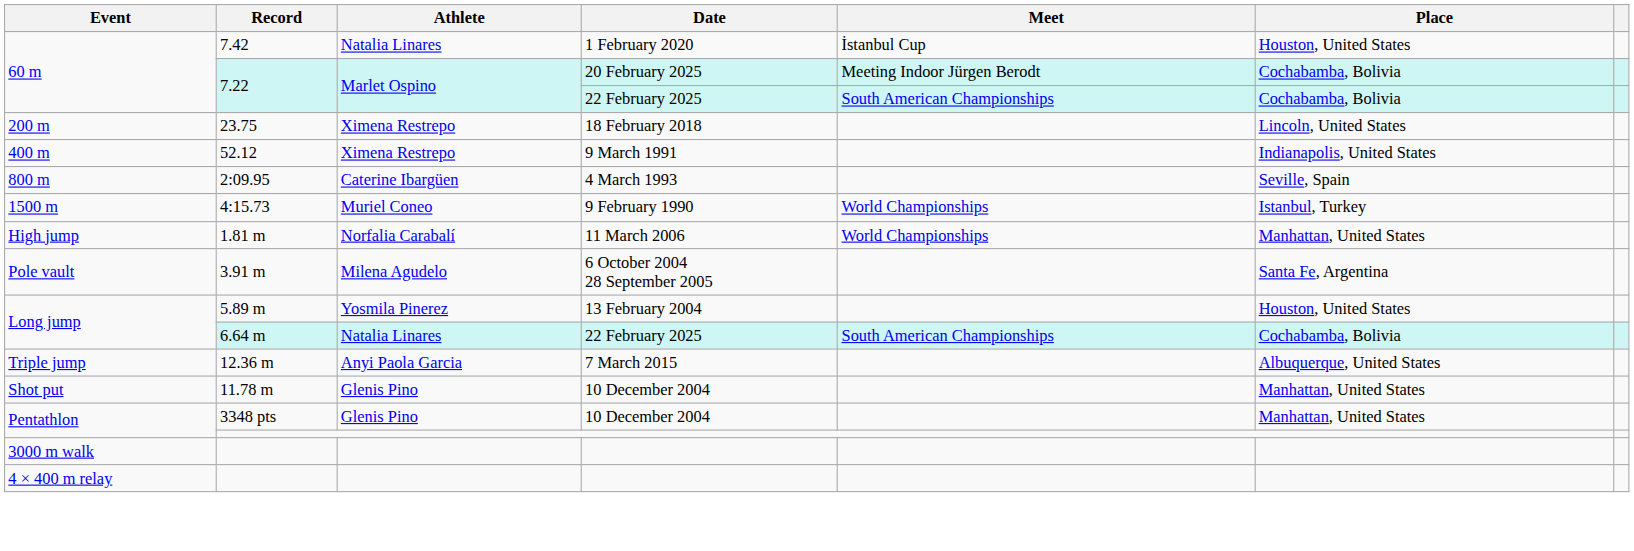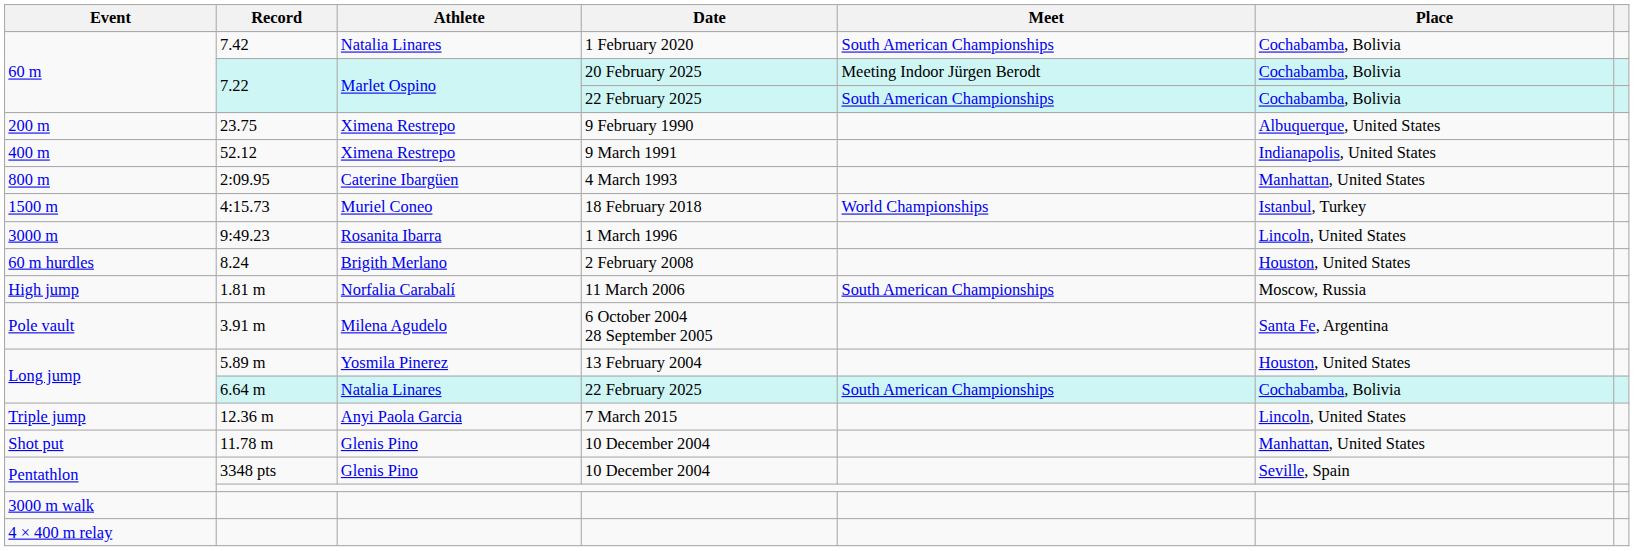(884, 45) İstanbul Cup -> (948, 45) South American Championships
(1335, 45) Houston, United States -> (1330, 45) Cochabamba, Bolivia
(643, 126) 18 February 2018 -> (639, 126) 9 February 1990
(1332, 126) Lincoln, United States -> (1350, 126) Albuquerque, United States
(1304, 180) Seville, Spain -> (1342, 180) Manhattan, United States
(639, 207) 9 February 1990 -> (643, 207) 18 February 2018
+ row: (33, 234)
+ row: (51, 261)
(915, 234) World Championships -> (948, 288) South American Championships
(1342, 234) Manhattan, United States -> (1312, 288) Moscow, Russia
(1350, 362) Albuquerque, United States -> (1332, 416) Lincoln, United States
(1342, 416) Manhattan, United States -> (1304, 470) Seville, Spain
